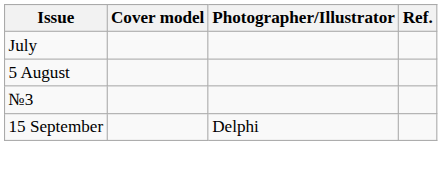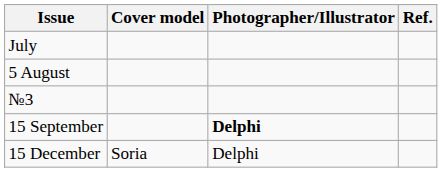(236, 126) normal -> (236, 126) bold
+ row: (54, 153)
